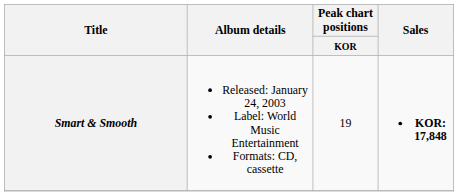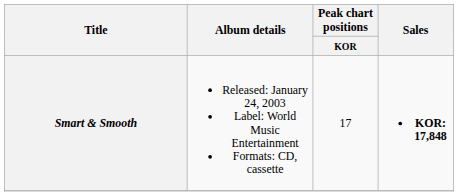(345, 123) 19 -> (345, 123) 17
